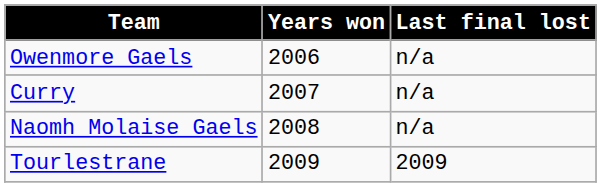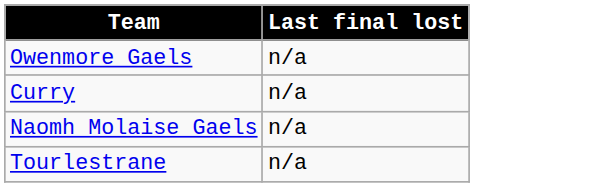- column: (327, 23)
(422, 164) 2009 -> (287, 164) n/a
